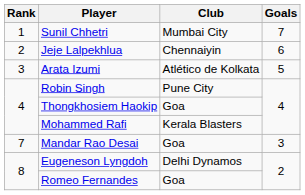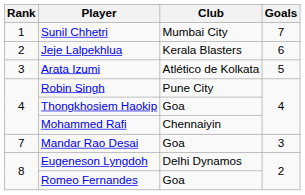(192, 50) Chennaiyin -> (202, 50) Kerala Blasters
(202, 124) Kerala Blasters -> (192, 124) Chennaiyin
